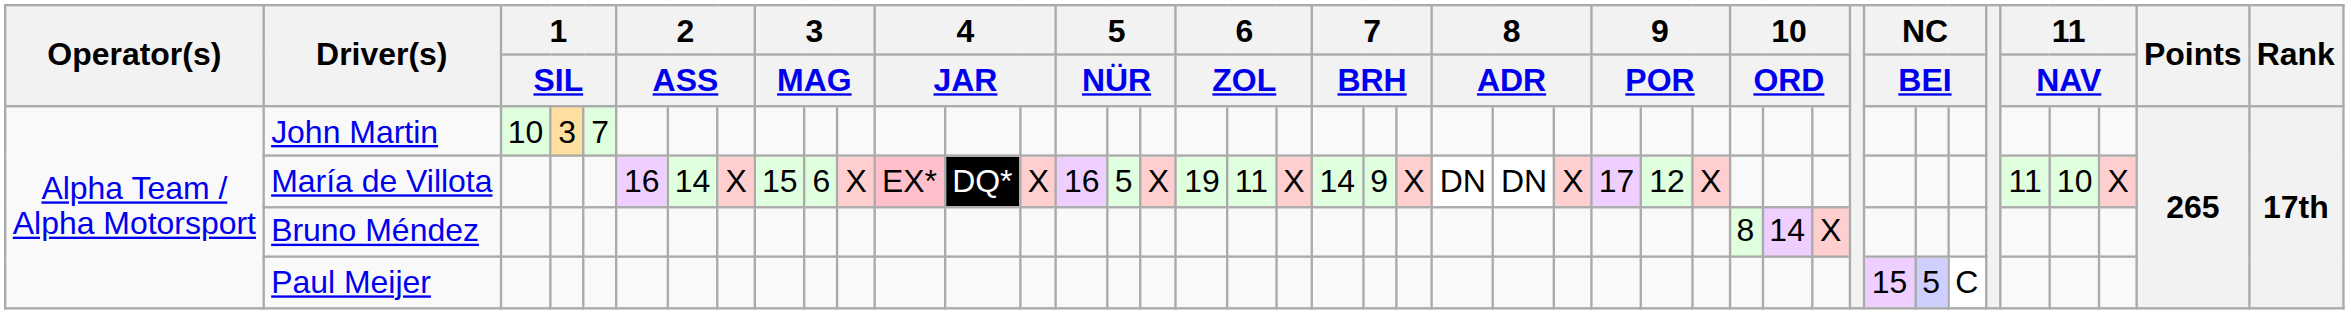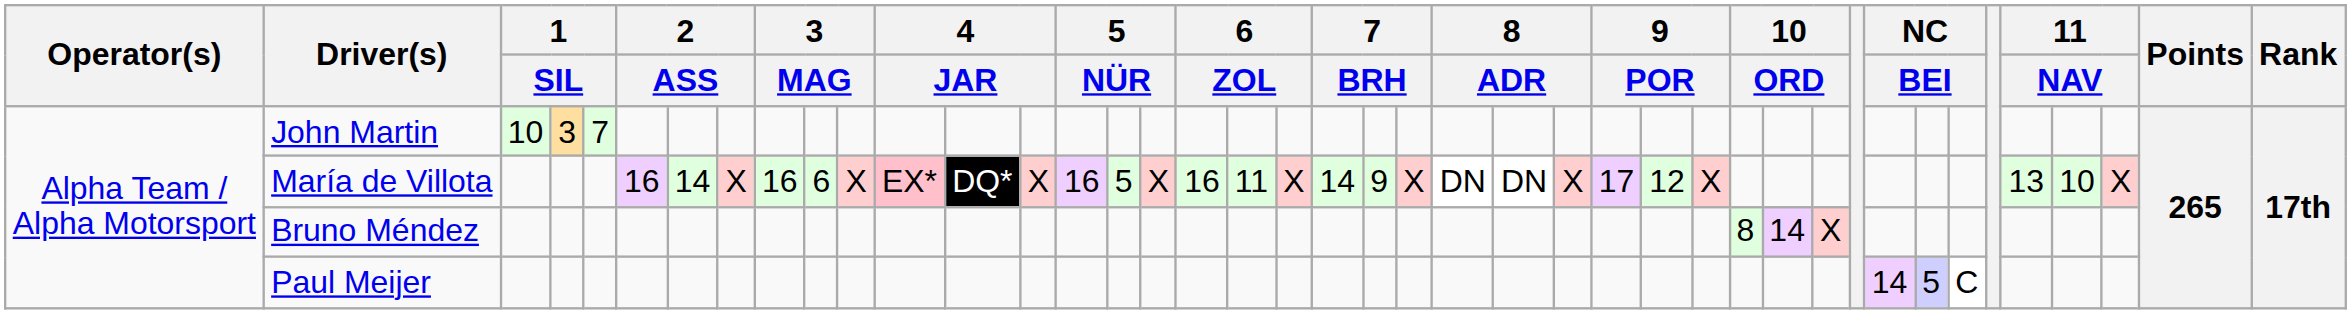(780, 181) 15 -> (780, 181) 16
(1202, 181) 19 -> (1202, 181) 16
(2025, 181) 11 -> (2026, 181) 13
(1889, 282) 15 -> (1889, 282) 14
